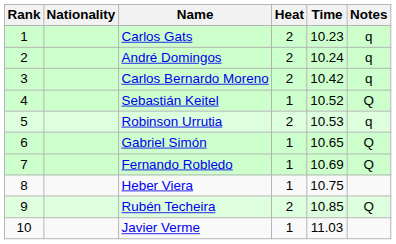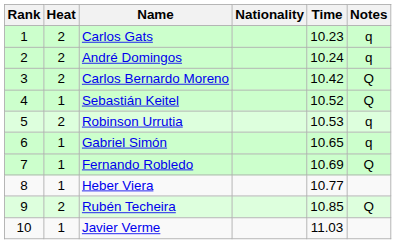columns swapped: (289, 15) <-> (81, 15)
(369, 79) q -> (369, 79) Q
(369, 143) Q -> (369, 143) q
(327, 185) 10.75 -> (327, 185) 10.77
